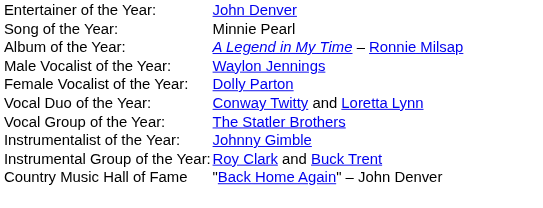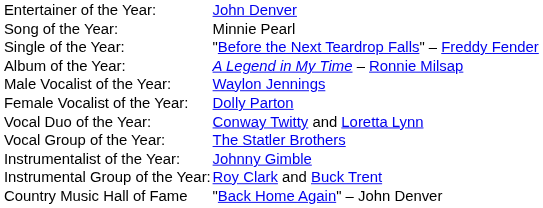+ row: (64, 47)
